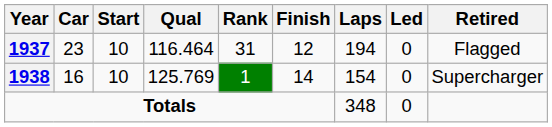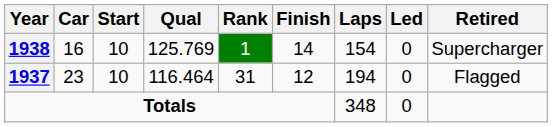rows swapped: (29, 48) <-> (29, 77)
